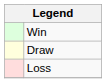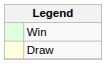- row: (39, 68)
